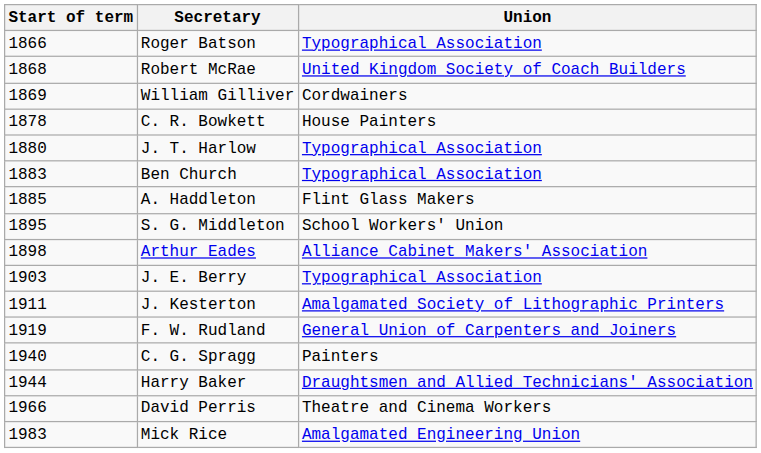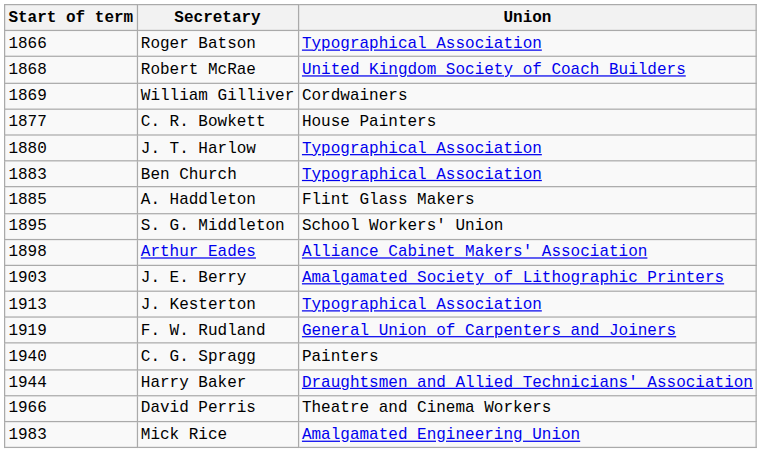(28, 122) 1878 -> (28, 122) 1877
(422, 278) Typographical Association -> (513, 278) Amalgamated Society of Lithographic Printers
(28, 304) 1911 -> (28, 304) 1913
(513, 304) Amalgamated Society of Lithographic Printers -> (422, 304) Typographical Association
